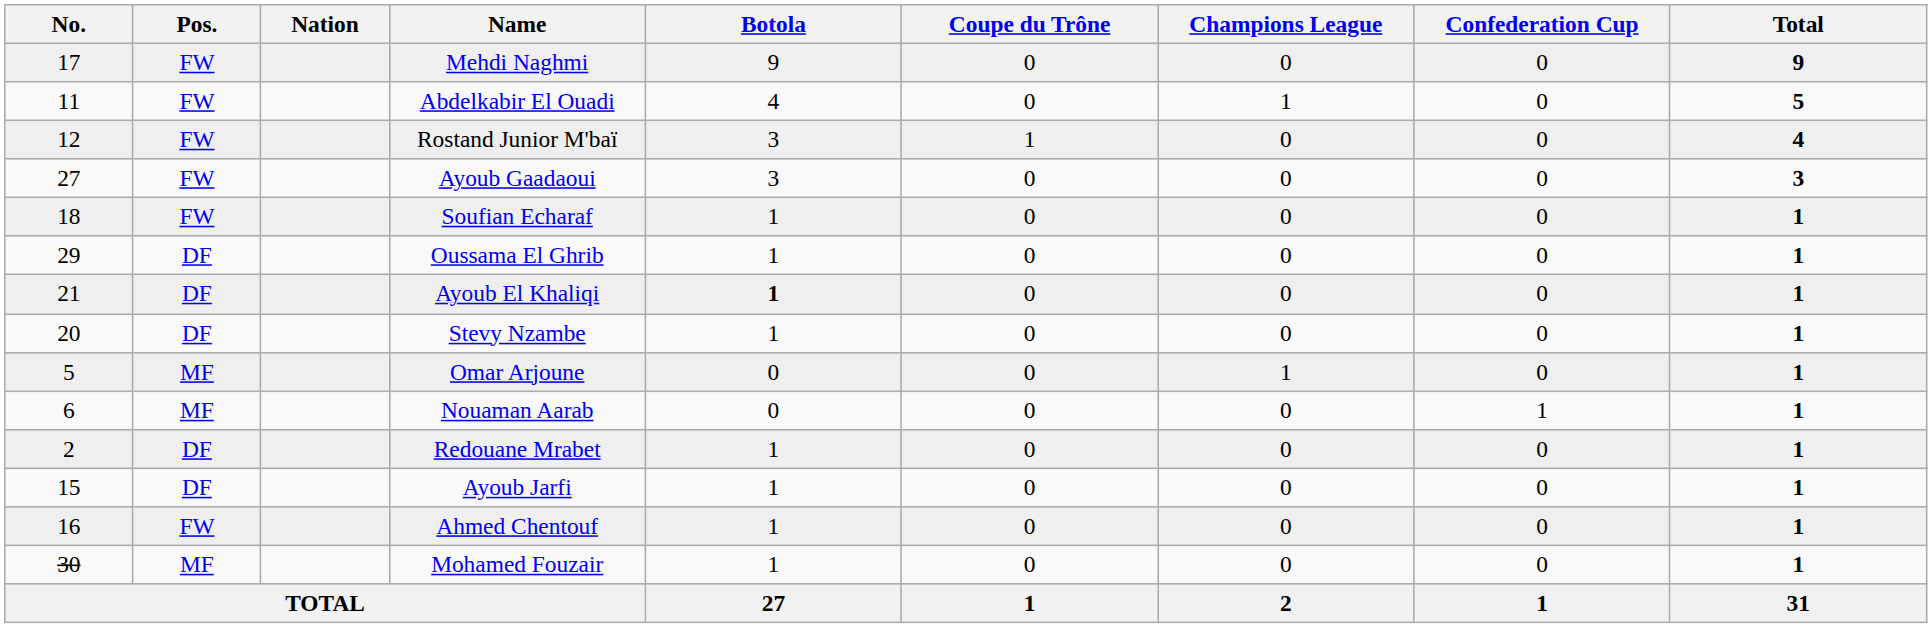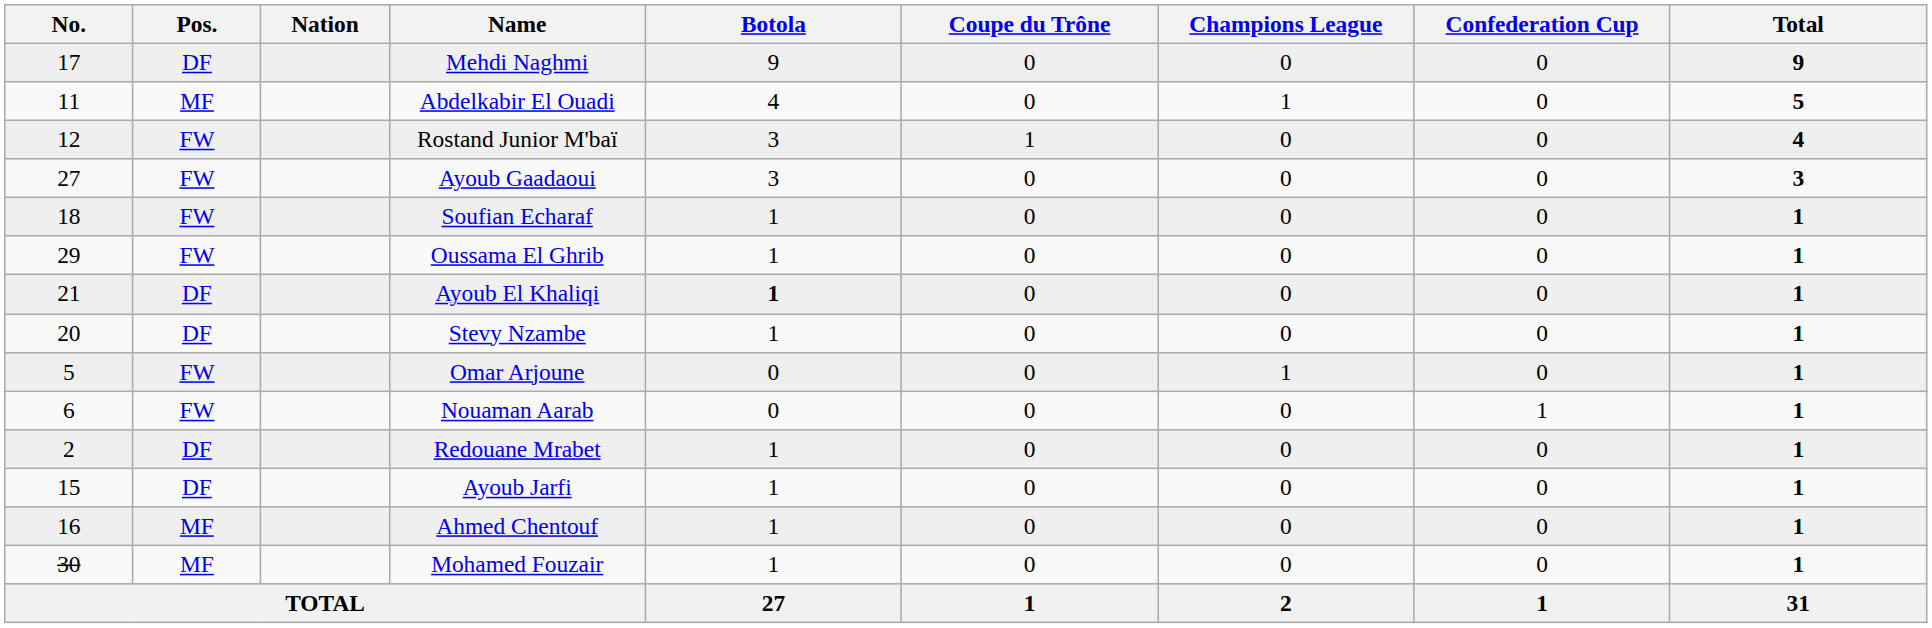(197, 62) FW -> (197, 62) DF
(197, 101) FW -> (197, 101) MF
(197, 255) DF -> (197, 255) FW
(197, 371) MF -> (197, 371) FW
(197, 409) MF -> (197, 409) FW
(197, 525) FW -> (197, 525) MF
